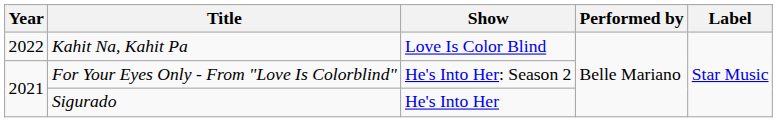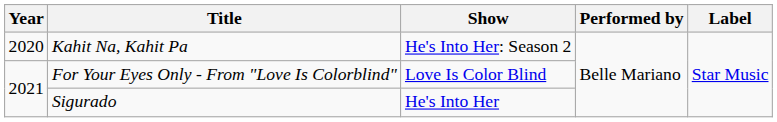(26, 46) 2022 -> (26, 46) 2020
(476, 46) Love Is Color Blind -> (488, 46) He's Into Her: Season 2
(488, 74) He's Into Her: Season 2 -> (476, 74) Love Is Color Blind
